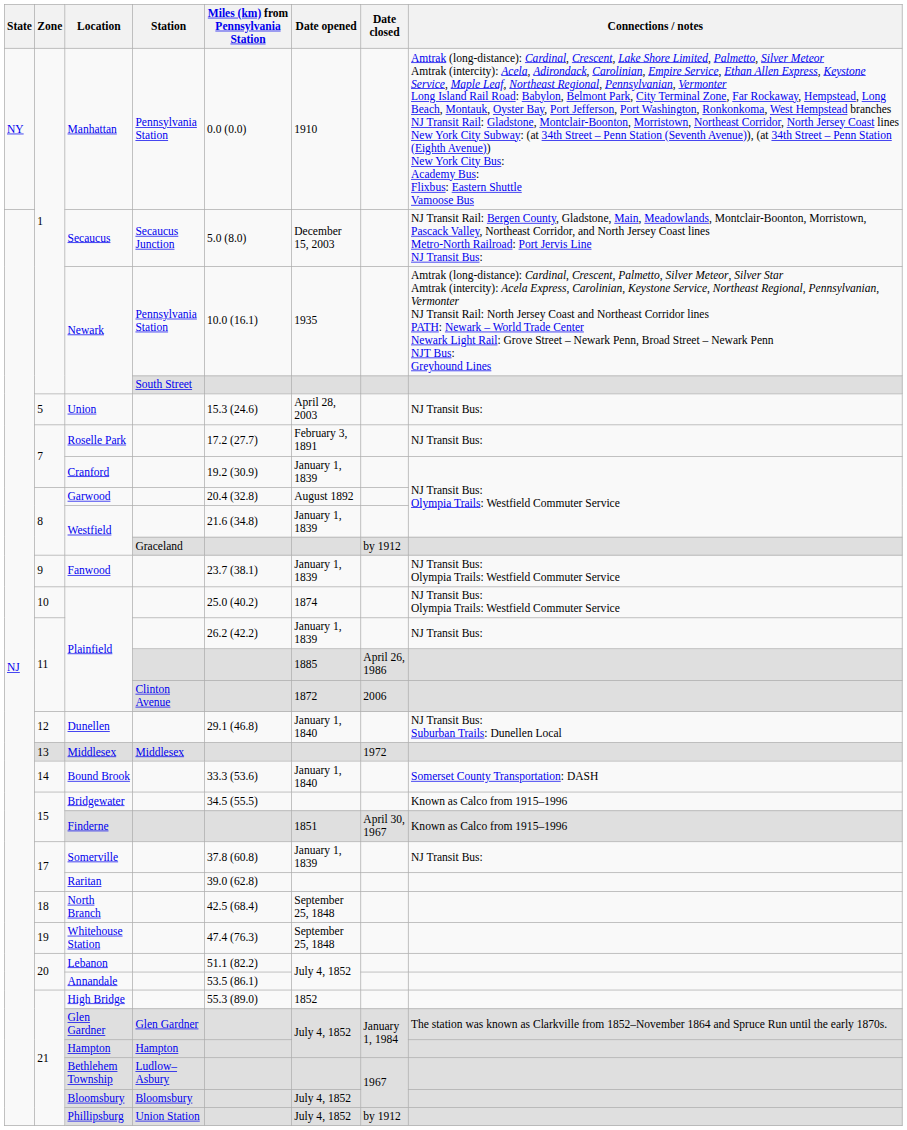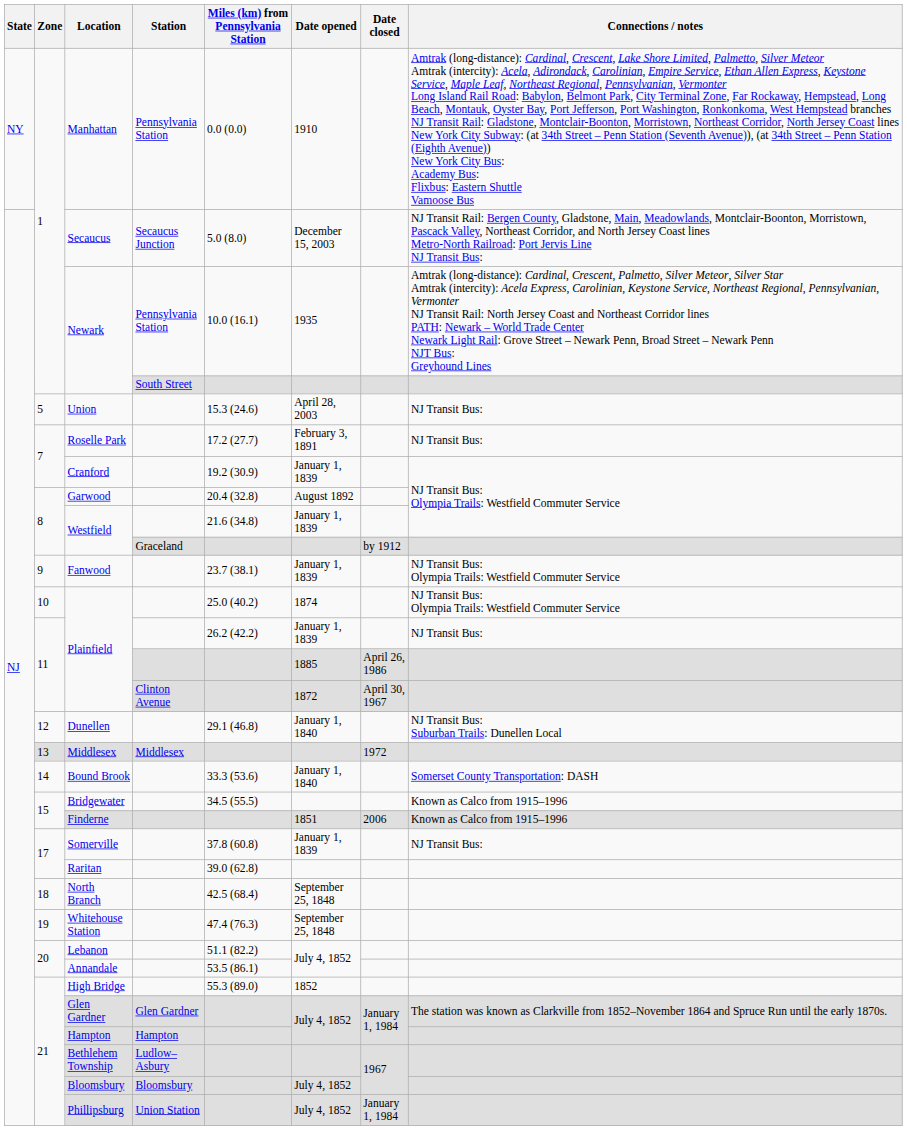(375, 695) 2006 -> (384, 695) April 30, 1967
(384, 826) April 30, 1967 -> (375, 819) 2006
(382, 1116) by 1912 -> (381, 1110) January 1, 1984
